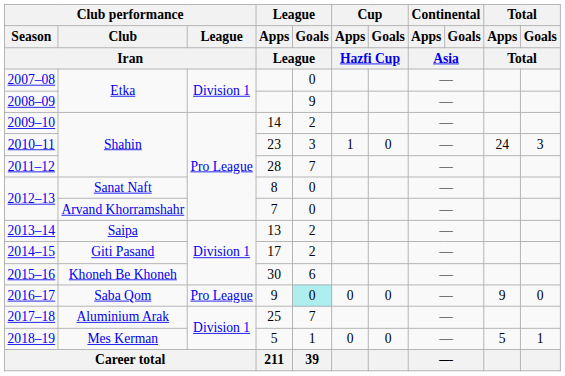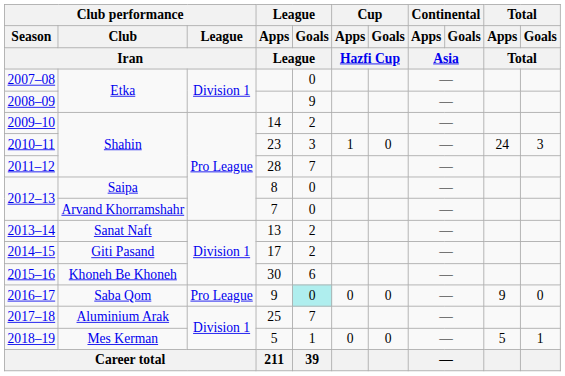(123, 187) Sanat Naft -> (123, 187) Saipa
(123, 230) Saipa -> (123, 230) Sanat Naft
